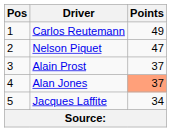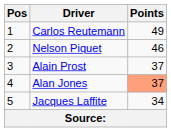(158, 48) 47 -> (158, 48) 46
